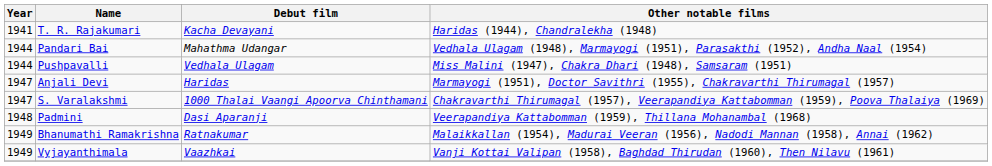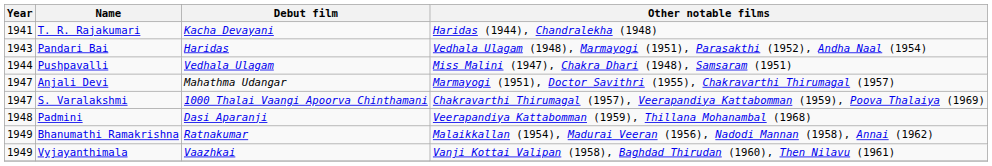(20, 48) 1944 -> (20, 48) 1943
(235, 48) Mahathma Udangar -> (206, 48) Haridas
(206, 83) Haridas -> (235, 83) Mahathma Udangar
